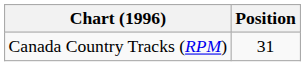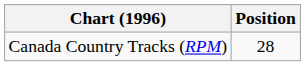(266, 46) 31 -> (266, 46) 28
